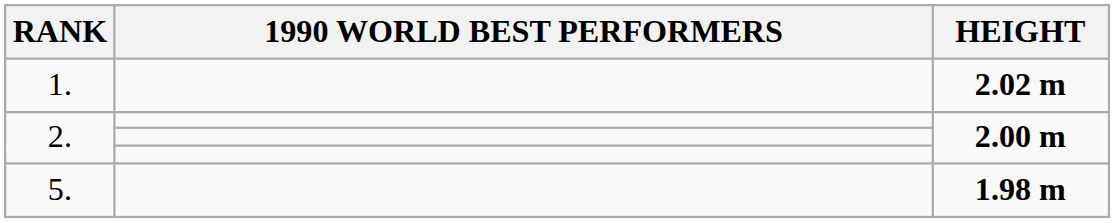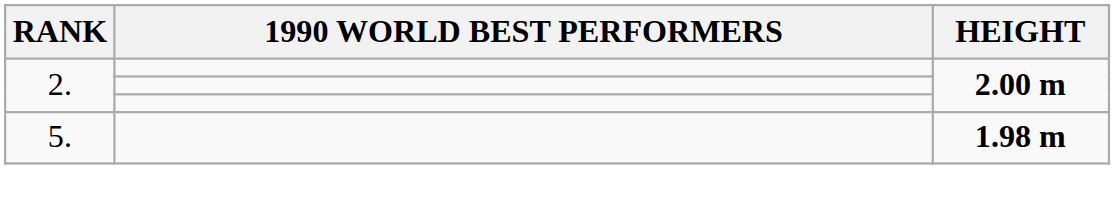- row: (60, 84)
